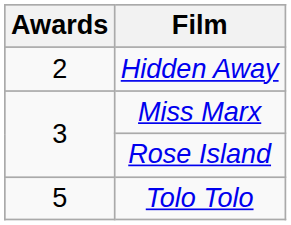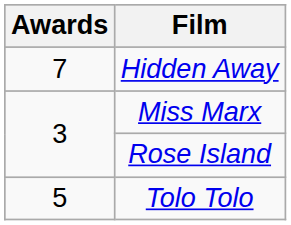(60, 68) 2 -> (60, 68) 7
